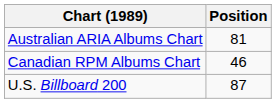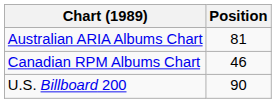(238, 86) 87 -> (238, 86) 90
